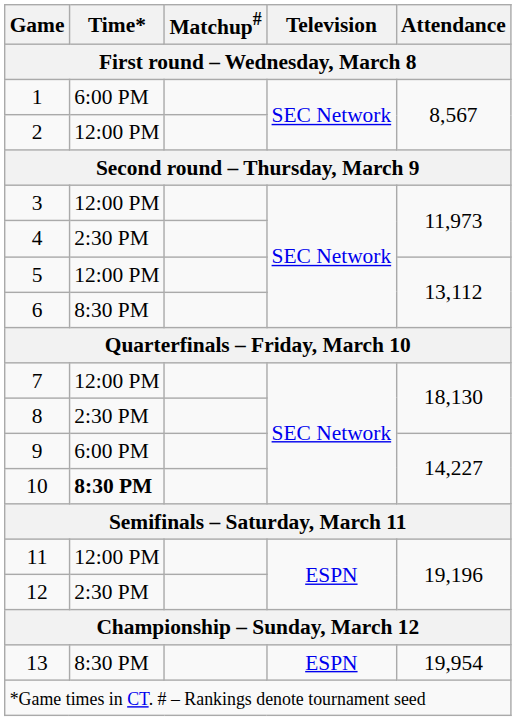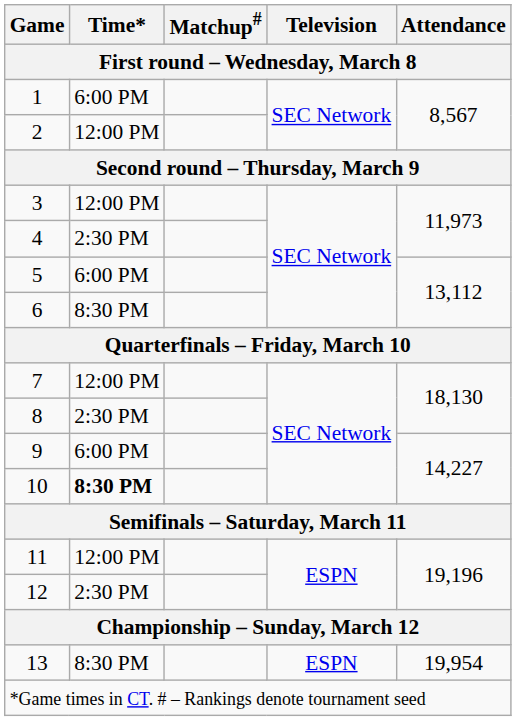(117, 274) 12:00 PM -> (112, 274) 6:00 PM
